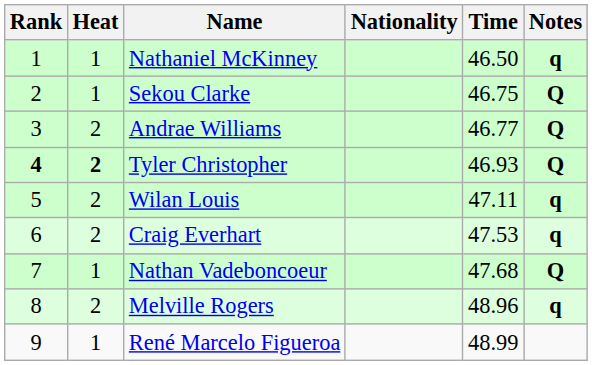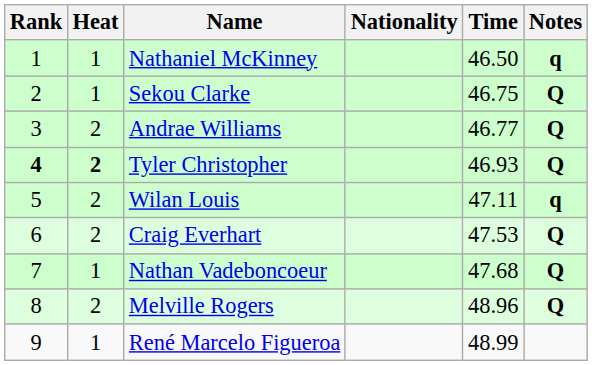(555, 235) q -> (555, 235) Q
(555, 306) q -> (555, 306) Q
